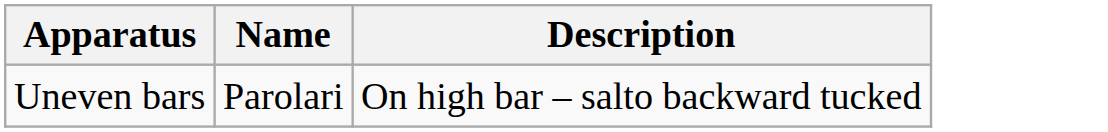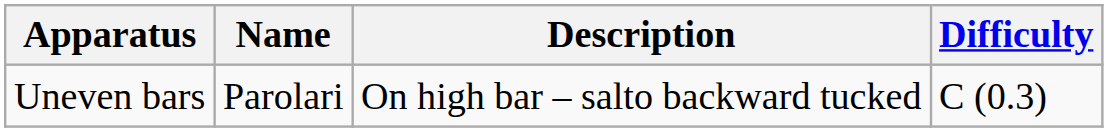+ column: (1016, 34)
